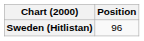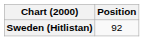(117, 28) 96 -> (117, 28) 92
